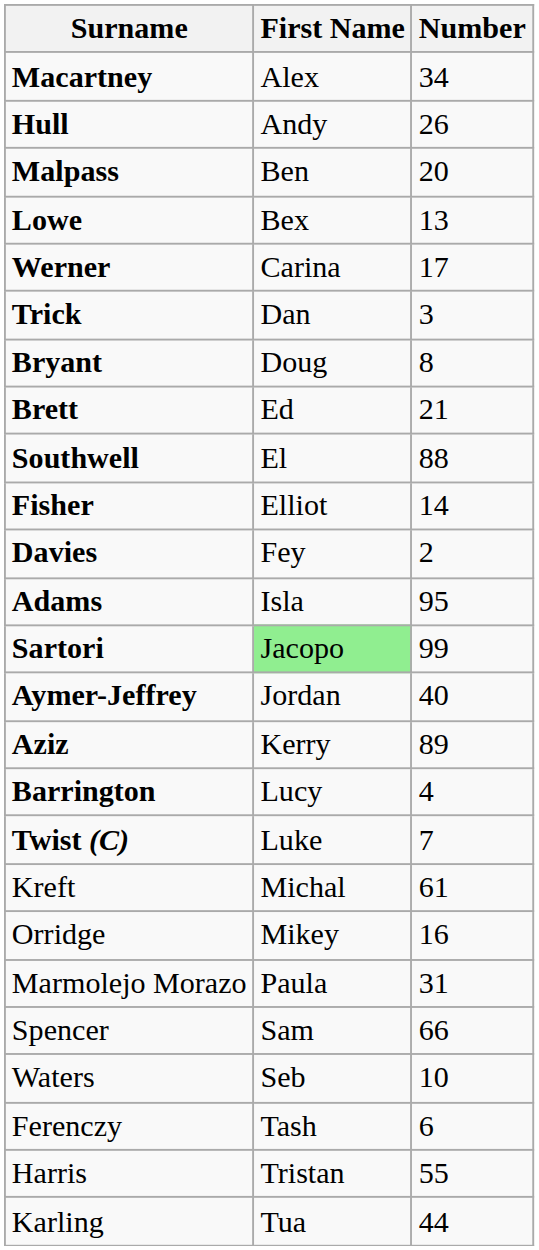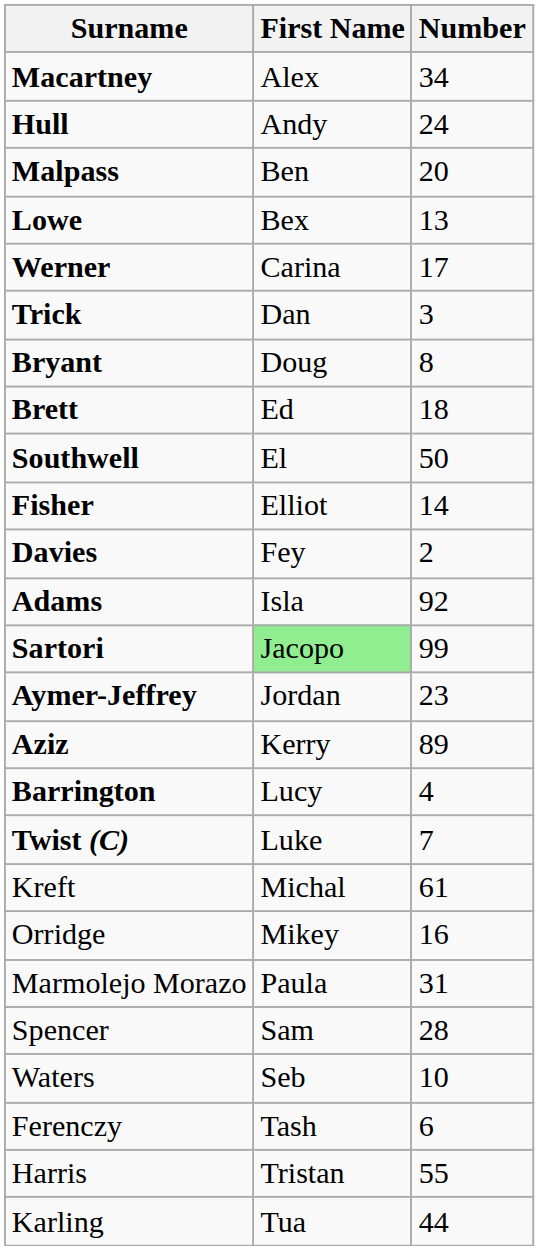(434, 123) 26 -> (434, 123) 24
(434, 409) 21 -> (434, 409) 18
(434, 457) 88 -> (434, 457) 50
(434, 600) 95 -> (434, 600) 92
(434, 696) 40 -> (434, 696) 23
(434, 1030) 66 -> (434, 1030) 28
